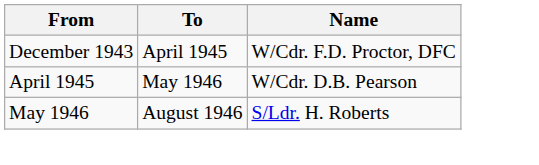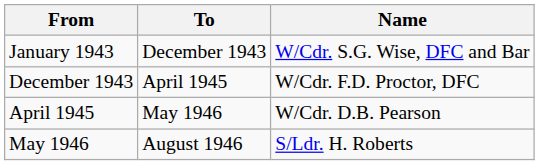+ row: (61, 50)
